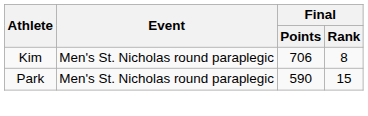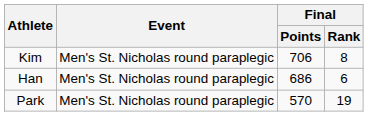+ row: (30, 79)
(301, 79) 590 -> (301, 100) 570
(344, 79) 15 -> (344, 100) 19
